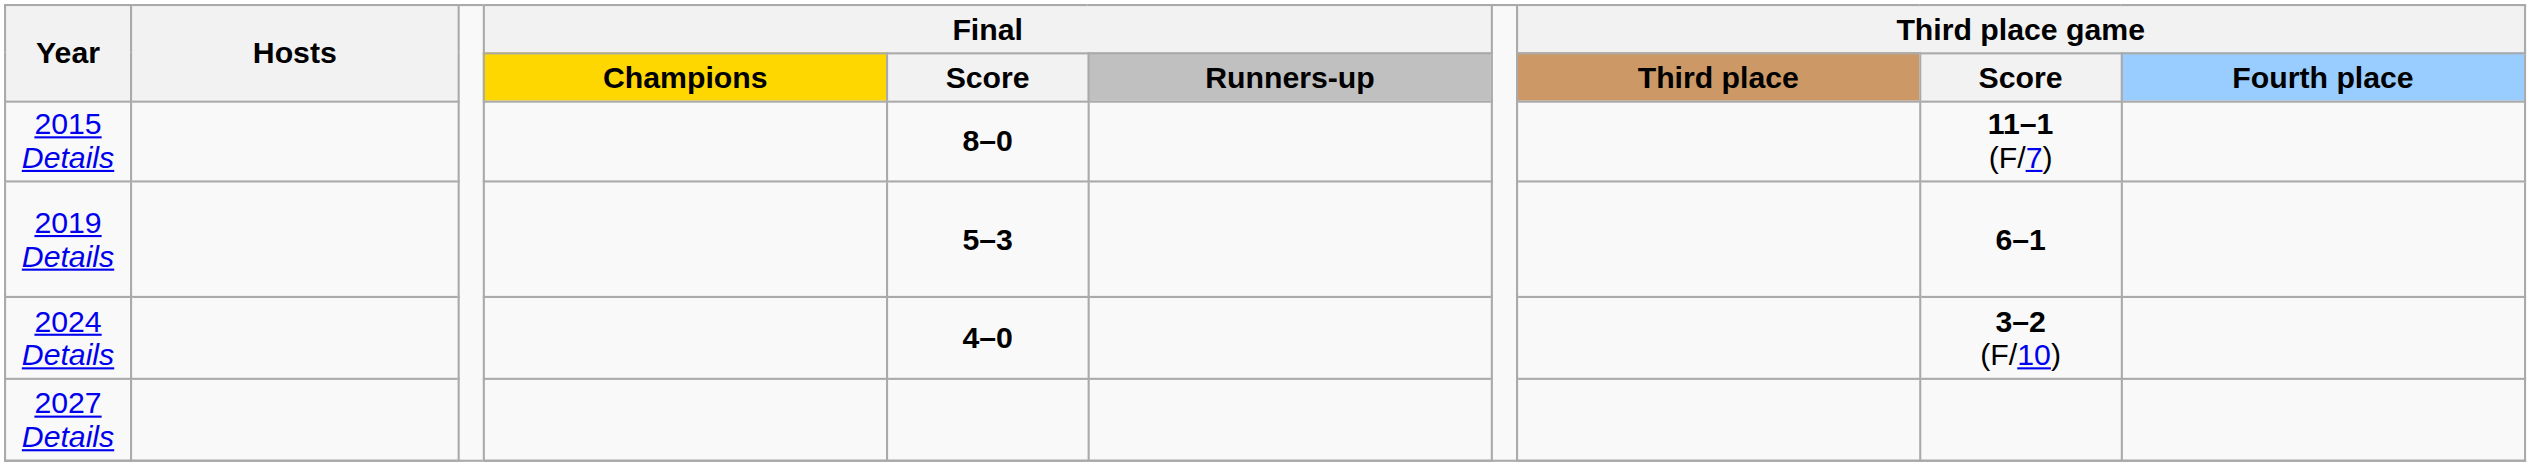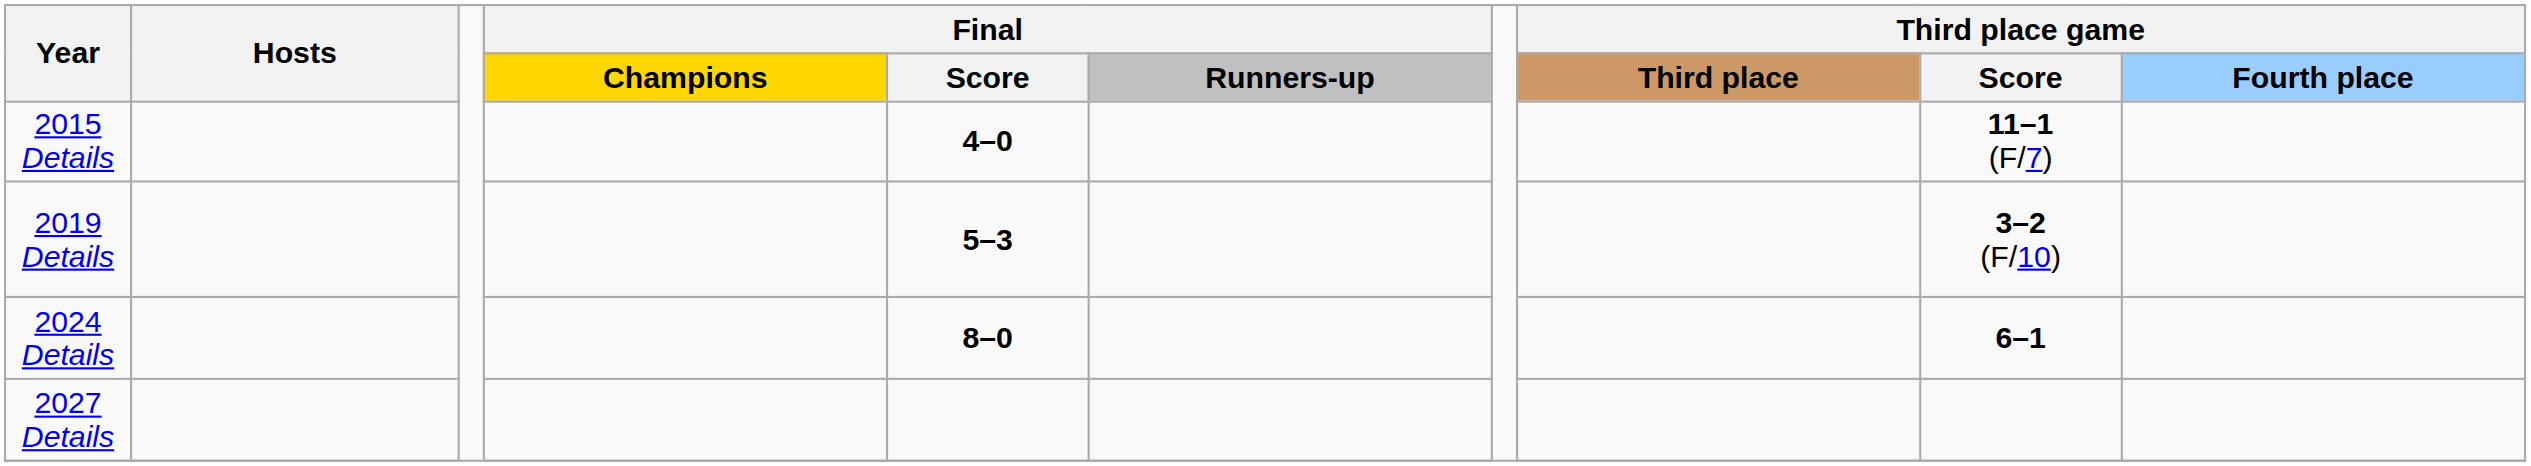(988, 142) 8–0 -> (988, 142) 4–0
(2021, 240) 6–1 -> (2021, 240) 3–2 (F/10)
(988, 338) 4–0 -> (988, 338) 8–0
(2021, 338) 3–2 (F/10) -> (2021, 338) 6–1
